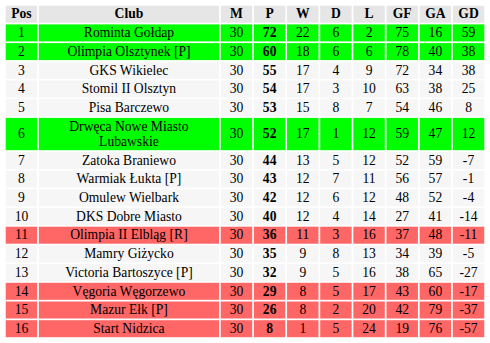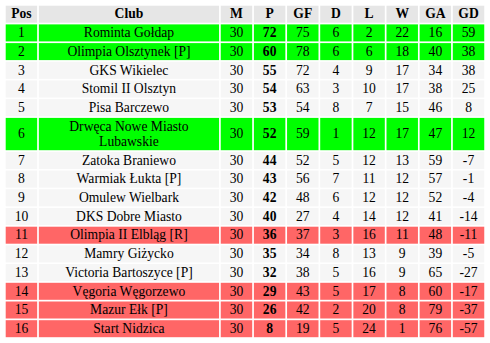columns swapped: (303, 14) <-> (402, 14)
